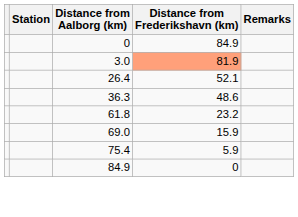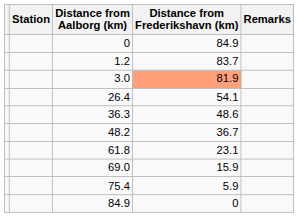+ row: (122, 61)
(227, 79) 52.1 -> (227, 97) 54.1
+ row: (119, 132)
(227, 114) 23.2 -> (227, 150) 23.1
